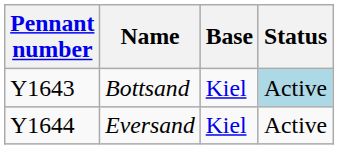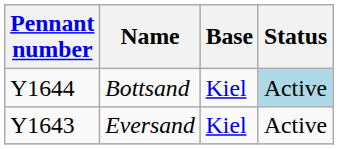(42, 87) Y1643 -> (42, 87) Y1644
(42, 125) Y1644 -> (42, 125) Y1643
